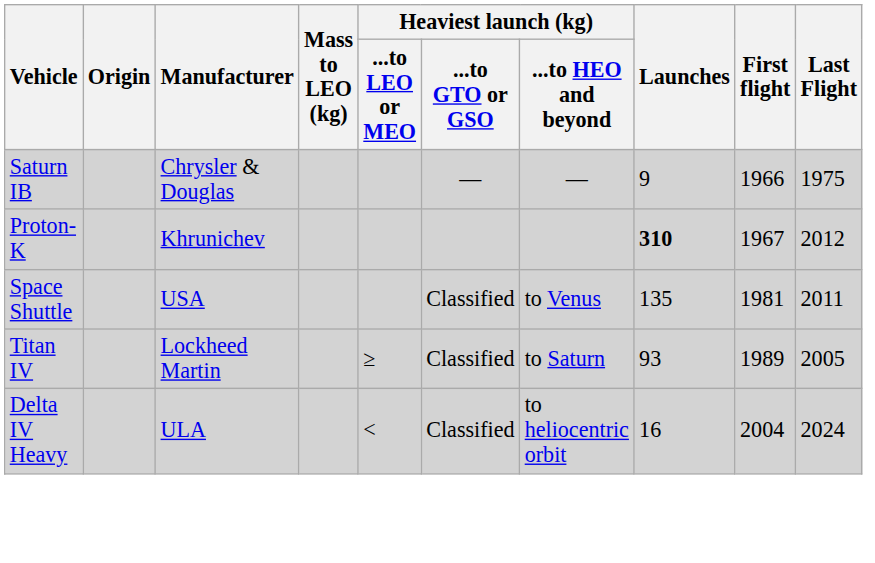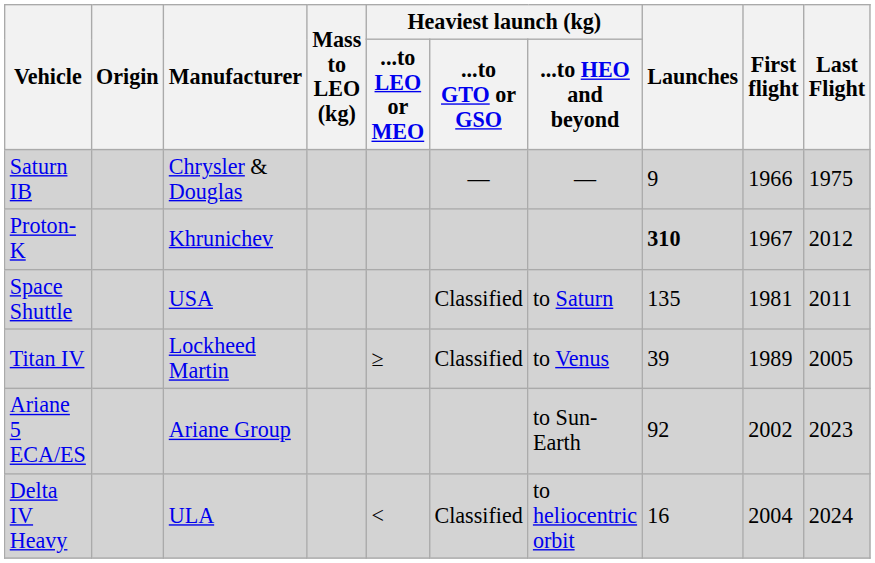(563, 298) to Venus -> (573, 298) to Saturn
(565, 358) to Saturn -> (571, 358) to Venus
(650, 358) 93 -> (658, 358) 39
+ row: (48, 430)
